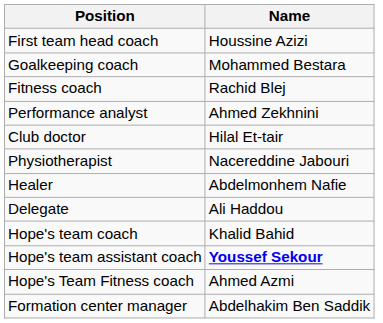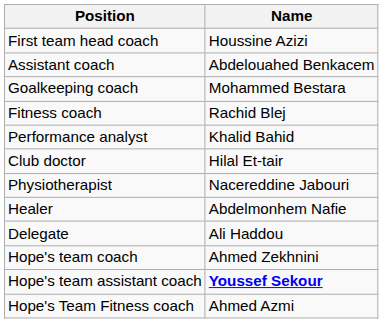+ row: (61, 64)
(264, 112) Ahmed Zekhnini -> (252, 137) Khalid Bahid
(252, 233) Khalid Bahid -> (264, 257) Ahmed Zekhnini
- row: (98, 305)
